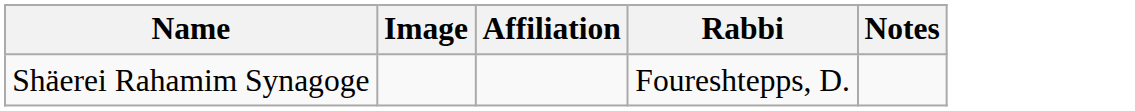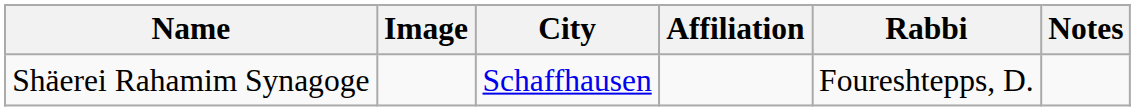+ column: (567, 29)
